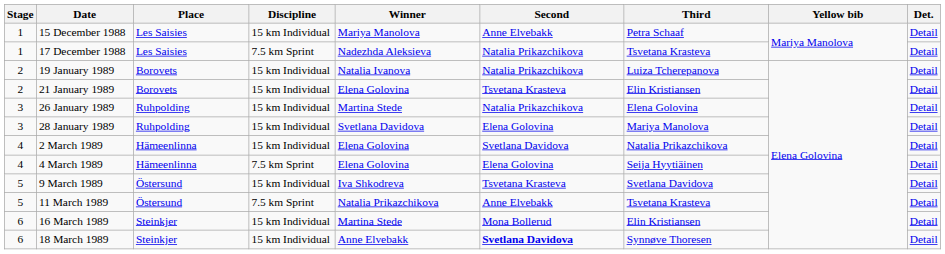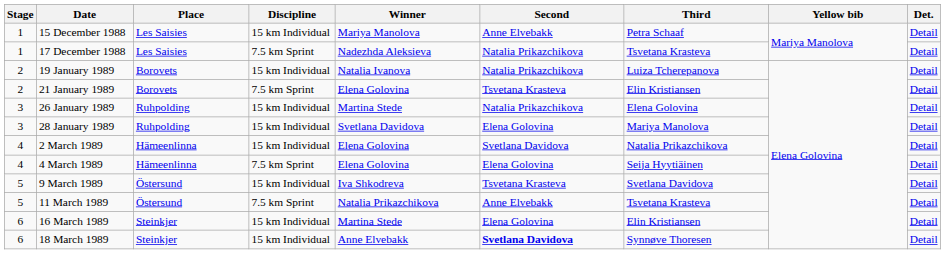(291, 89) 15 km Individual -> (283, 89) 7.5 km Sprint
(517, 220) Mona Bollerud -> (518, 220) Elena Golovina
